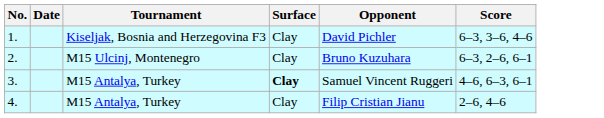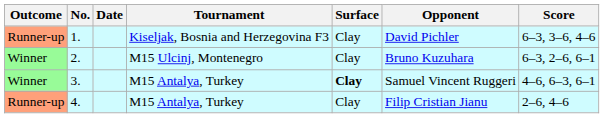+ column: (36, 14)
